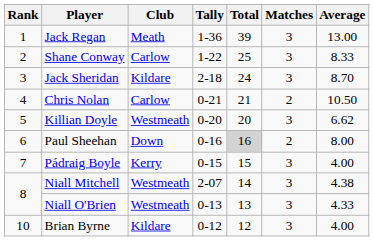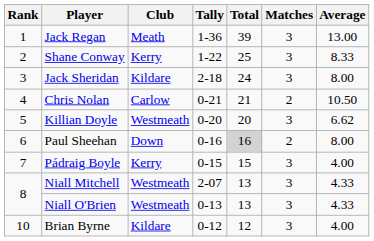(150, 57) Carlow -> (146, 57) Kerry
(342, 78) 8.70 -> (342, 78) 8.00
(244, 183) 14 -> (244, 183) 13
(342, 183) 4.38 -> (342, 183) 4.33
